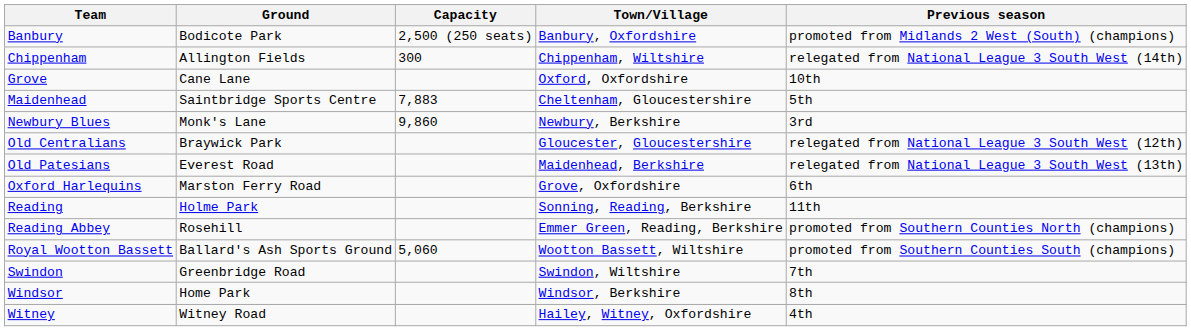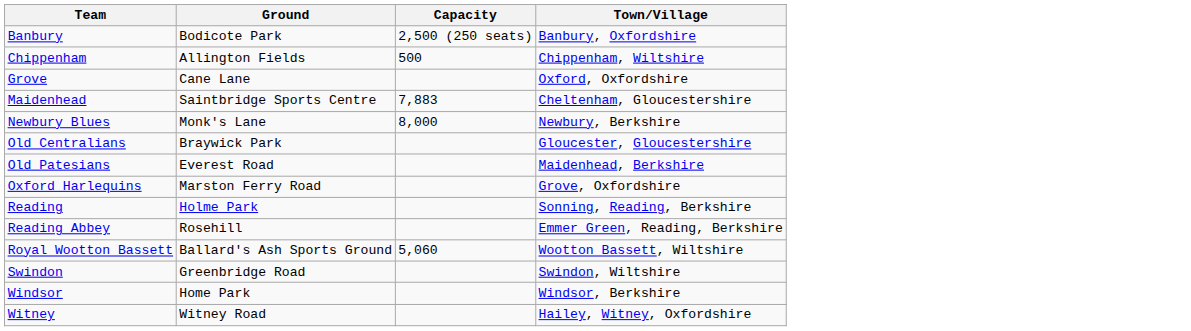- column: (986, 15)
(410, 58) 300 -> (410, 58) 500
(418, 122) 9,860 -> (418, 122) 8,000
